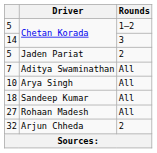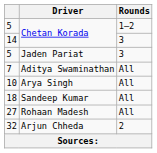(121, 55) 2 -> (121, 55) 3
